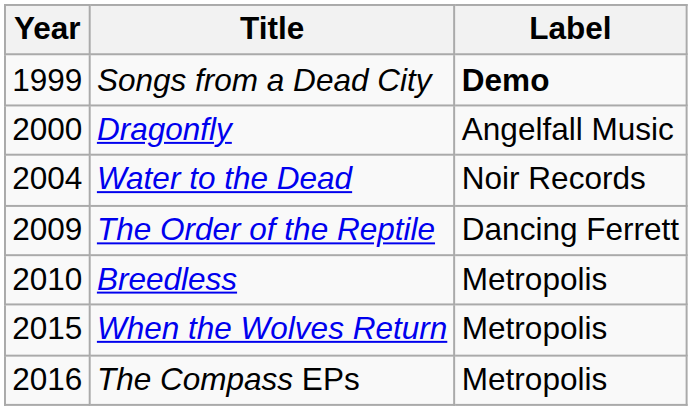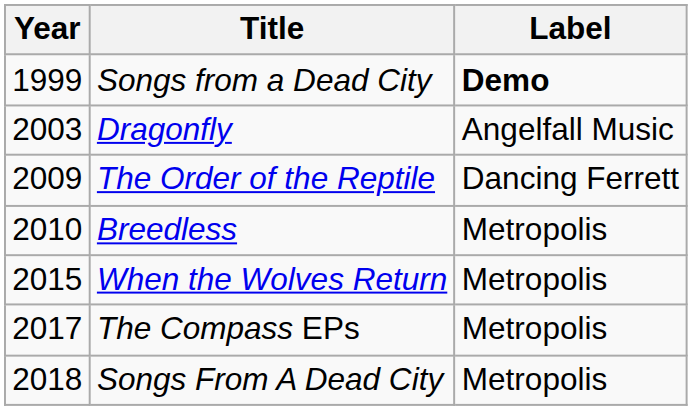(47, 129) 2000 -> (47, 129) 2003
- row: (225, 179)
(47, 379) 2016 -> (47, 329) 2017
+ row: (270, 379)
